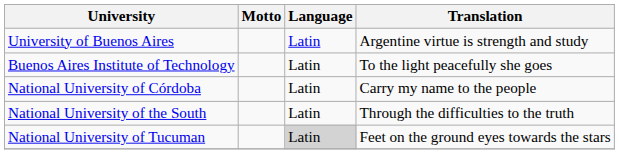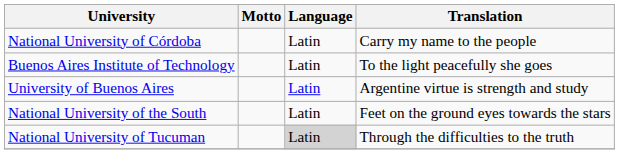rows swapped: (91, 40) <-> (104, 88)
(467, 112) Through the difficulties to the truth -> (485, 112) Feet on the ground eyes towards the stars
(485, 137) Feet on the ground eyes towards the stars -> (467, 137) Through the difficulties to the truth
